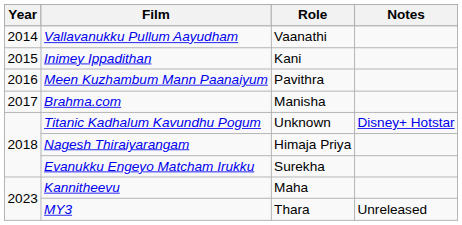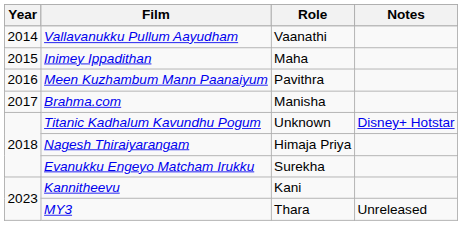(288, 58) Kani -> (291, 58) Maha
(291, 187) Maha -> (288, 187) Kani
